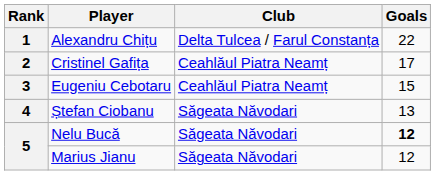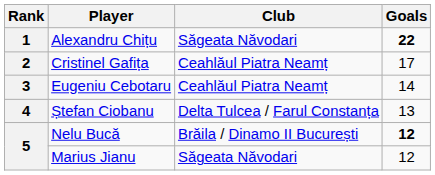(278, 39) Delta Tulcea / Farul Constanța -> (238, 39) Săgeata Năvodari
(406, 39) normal -> (406, 39) bold
(406, 87) 15 -> (406, 87) 14
(238, 110) Săgeata Năvodari -> (278, 110) Delta Tulcea / Farul Constanța
(238, 134) Săgeata Năvodari -> (268, 134) Brăila / Dinamo II București
